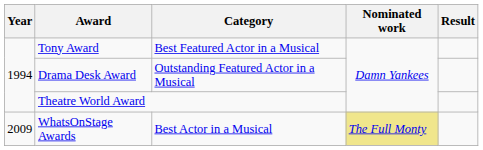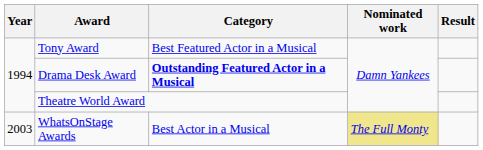(235, 75) normal -> (239, 75) bold
(20, 128) 2009 -> (20, 128) 2003
